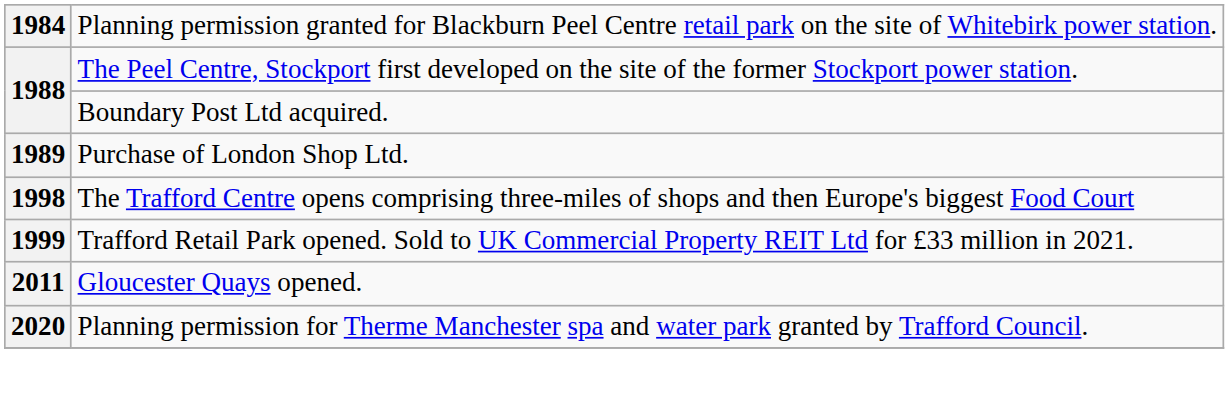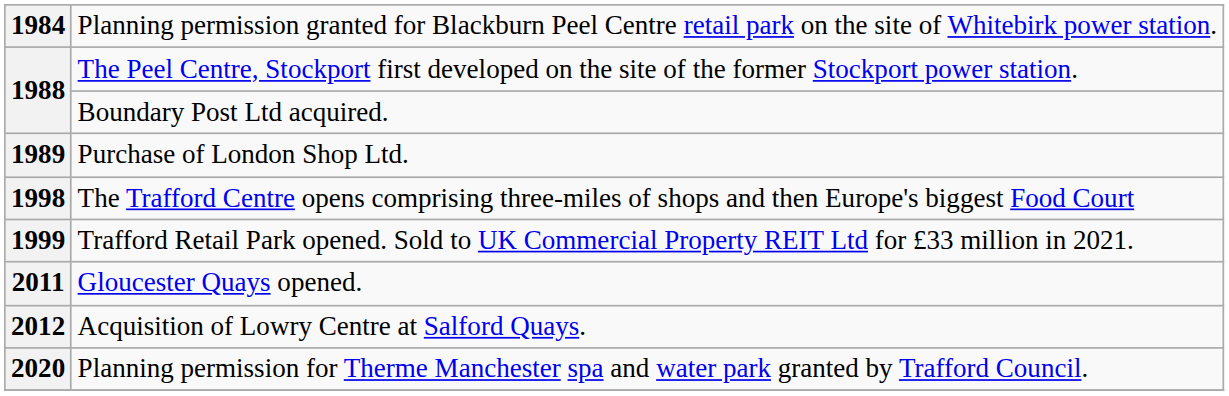+ row: (332, 326)
